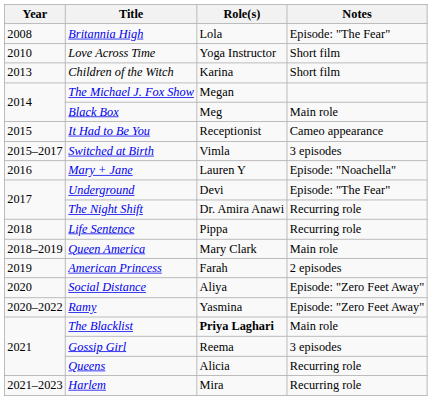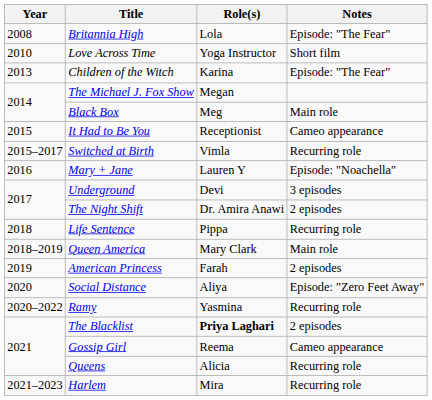(315, 72) Short film -> (340, 72) Episode: "The Fear"
(316, 151) 3 episodes -> (326, 151) Recurring role
(340, 190) Episode: "The Fear" -> (316, 190) 3 episodes
(326, 209) Recurring role -> (316, 209) 2 episodes
(357, 307) Episode: "Zero Feet Away" -> (326, 307) Recurring role
(314, 326) Main role -> (316, 326) 2 episodes
(316, 346) 3 episodes -> (336, 346) Cameo appearance
